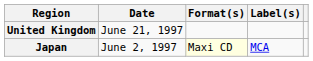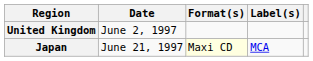(142, 30) June 21, 1997 -> (139, 30) June 2, 1997
(139, 47) June 2, 1997 -> (142, 47) June 21, 1997
